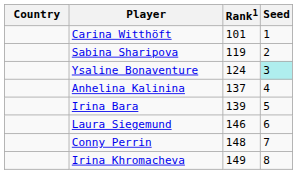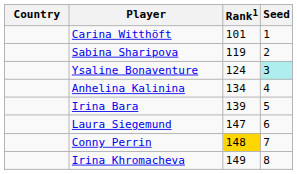(236, 88) 137 -> (236, 88) 134
(236, 124) 146 -> (236, 124) 147
(236, 142) no background -> (236, 142) gold background
